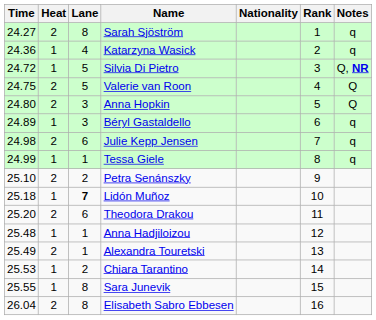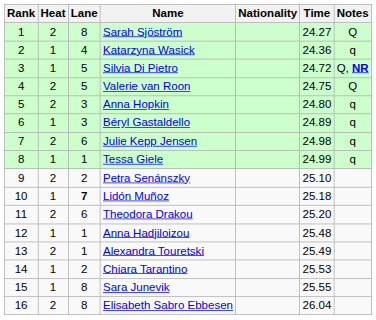columns swapped: (317, 13) <-> (21, 13)
(353, 31) q -> (353, 31) Q
(353, 104) Q -> (353, 104) q
